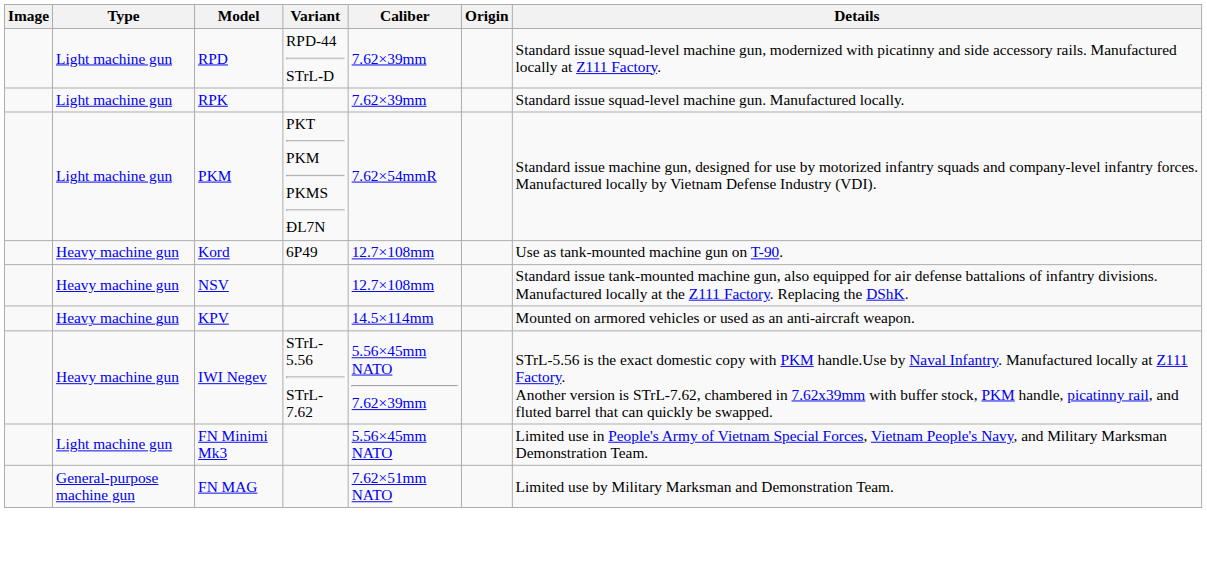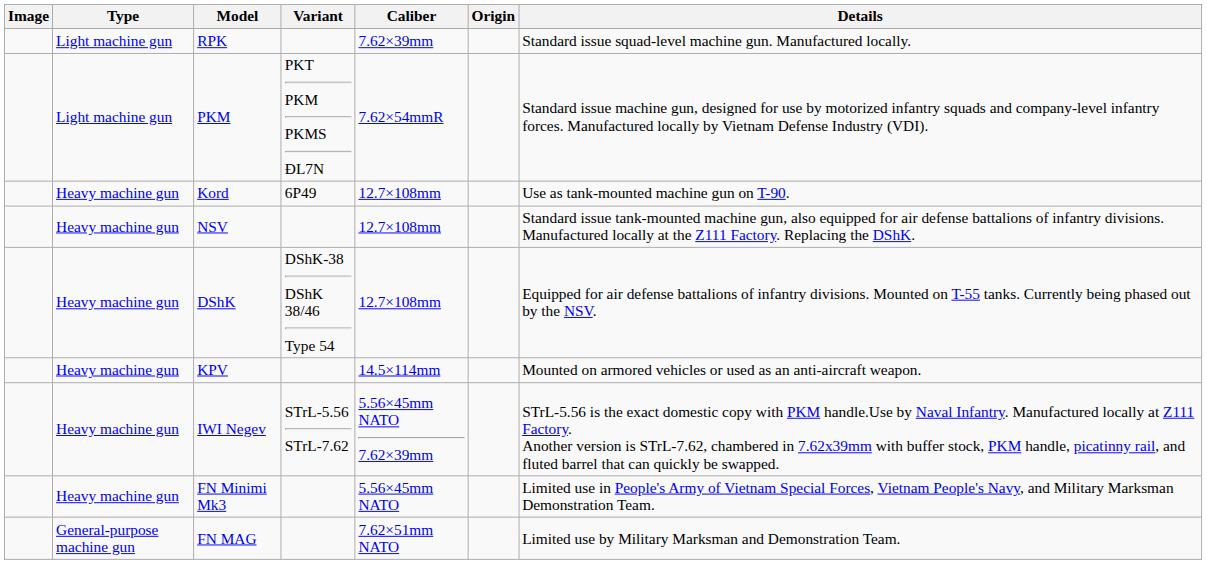- row: (213, 58)
+ row: (216, 302)
(114, 444) Light machine gun -> (117, 496) Heavy machine gun
